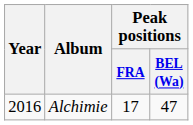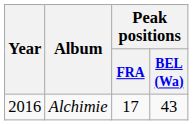(169, 106) 47 -> (169, 106) 43
